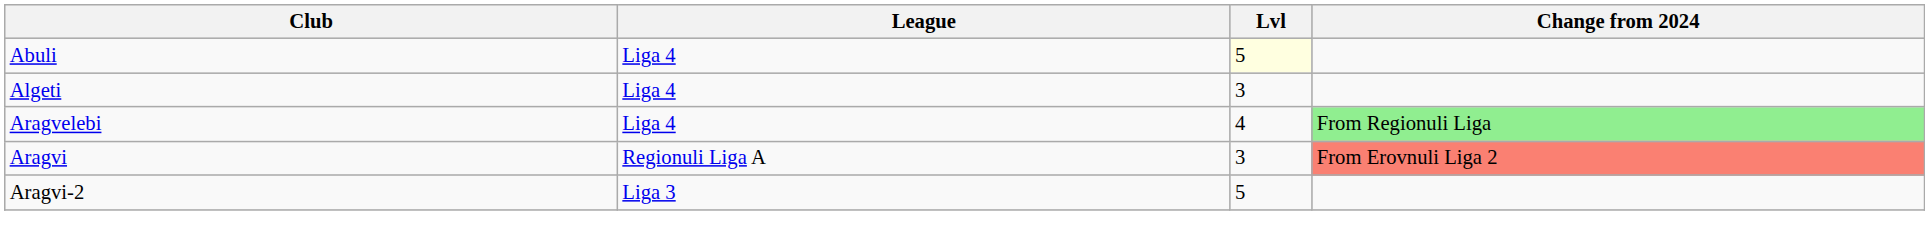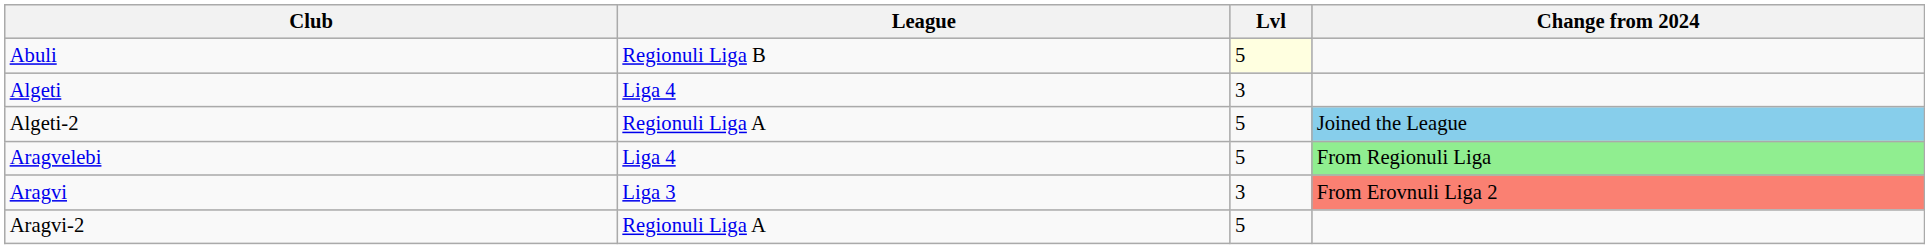(649, 55) Liga 4 -> (694, 55) Regionuli Liga B
+ row: (44, 123)
(1240, 123) 4 -> (1240, 157) 5
(694, 157) Regionuli Liga A -> (649, 191) Liga 3
(649, 191) Liga 3 -> (694, 225) Regionuli Liga A
